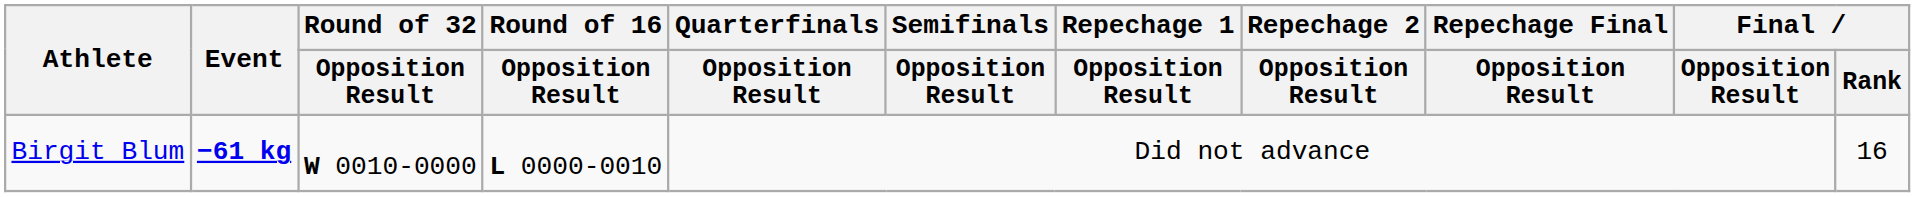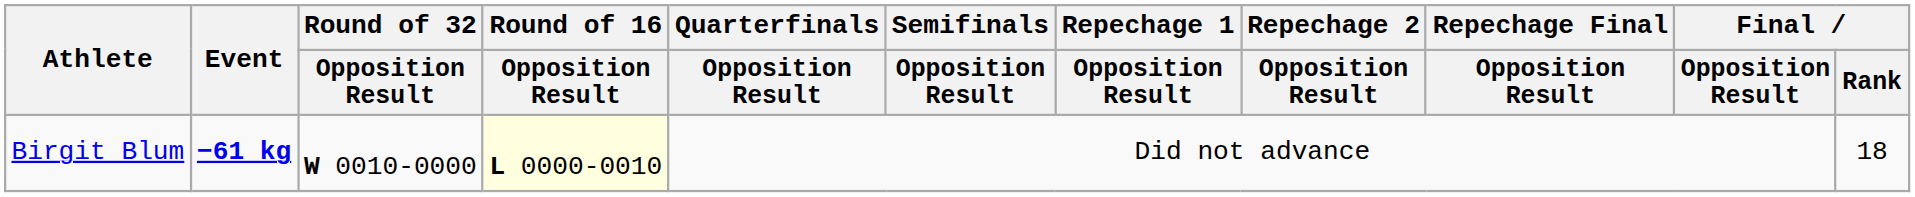(576, 168) no background -> (576, 168) lightyellow background
(1872, 152) 16 -> (1872, 152) 18
